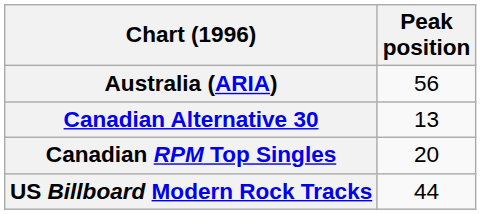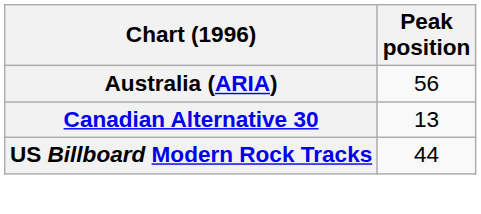- row: (191, 155)
